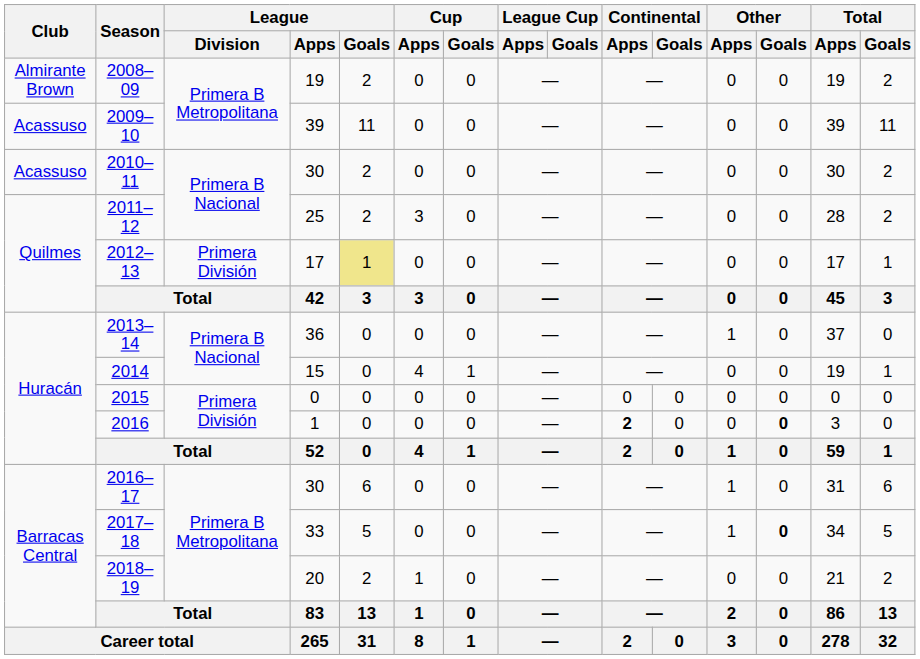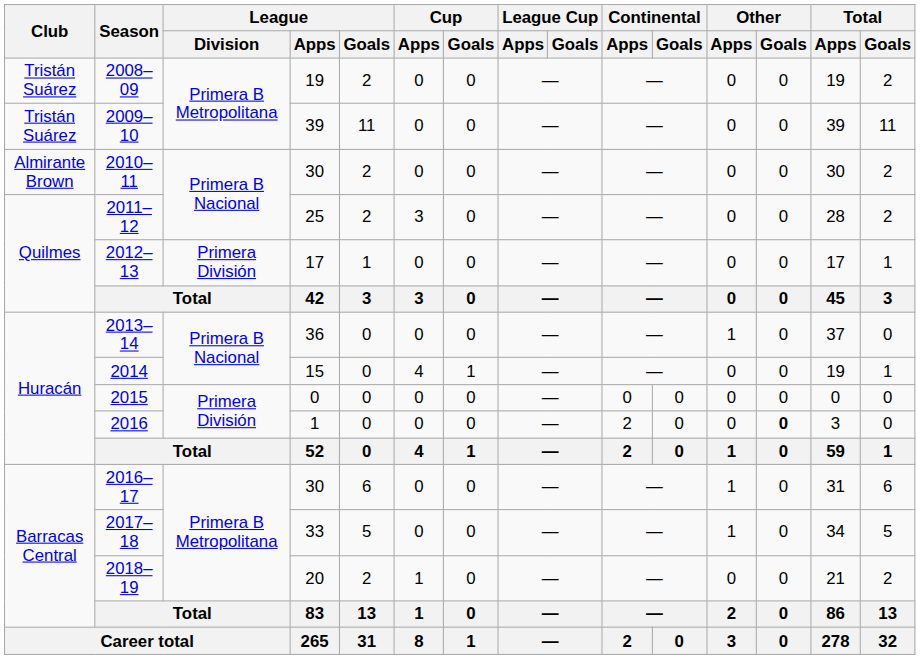(50, 80) Almirante Brown -> (50, 80) Tristán Suárez
(50, 126) Acassuso -> (50, 126) Tristán Suárez
(50, 171) Acassuso -> (50, 171) Almirante Brown
(367, 262) khaki background -> (367, 262) no background
(627, 424) bold -> (627, 424) normal
(783, 532) bold -> (783, 532) normal
